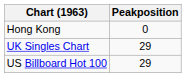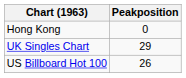(145, 64) 29 -> (145, 64) 26
